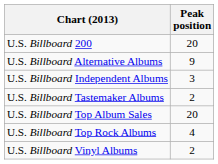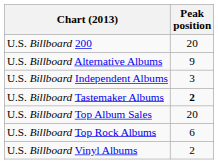(192, 97) normal -> (192, 97) bold
(192, 132) 4 -> (192, 132) 6
